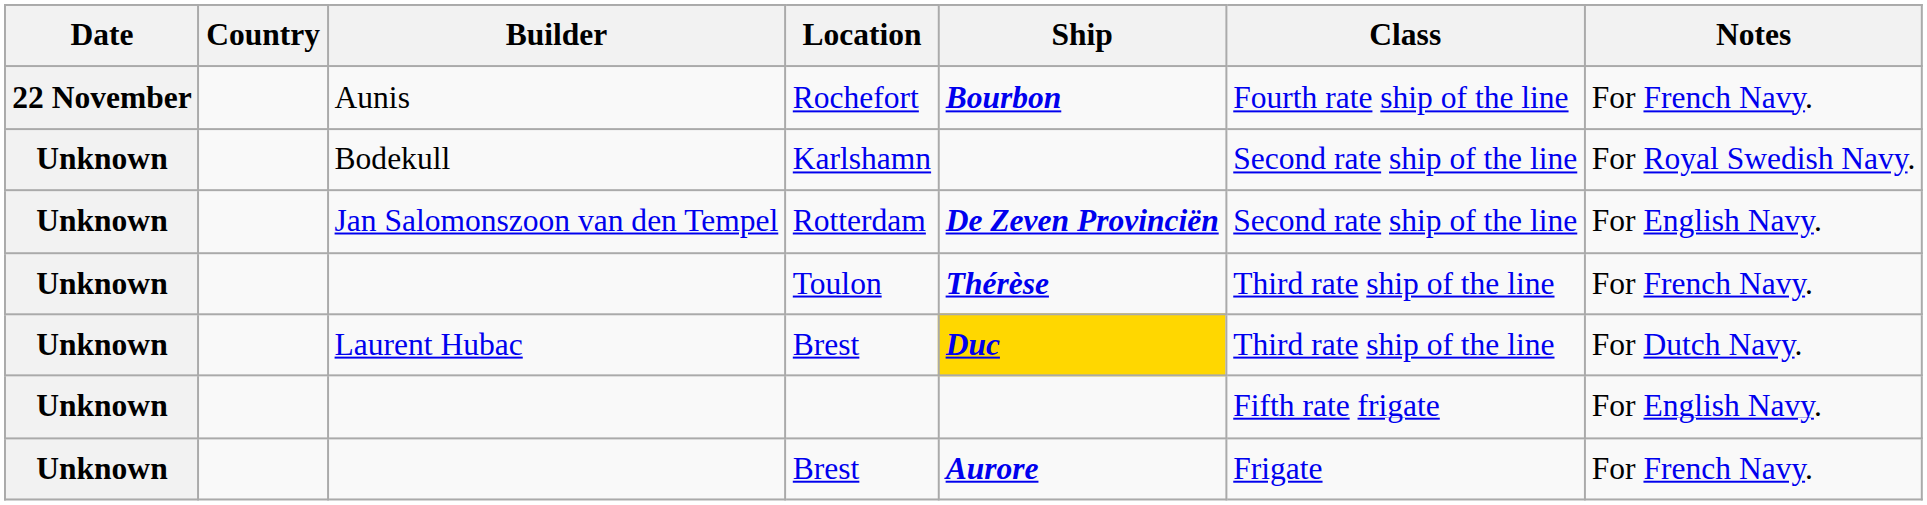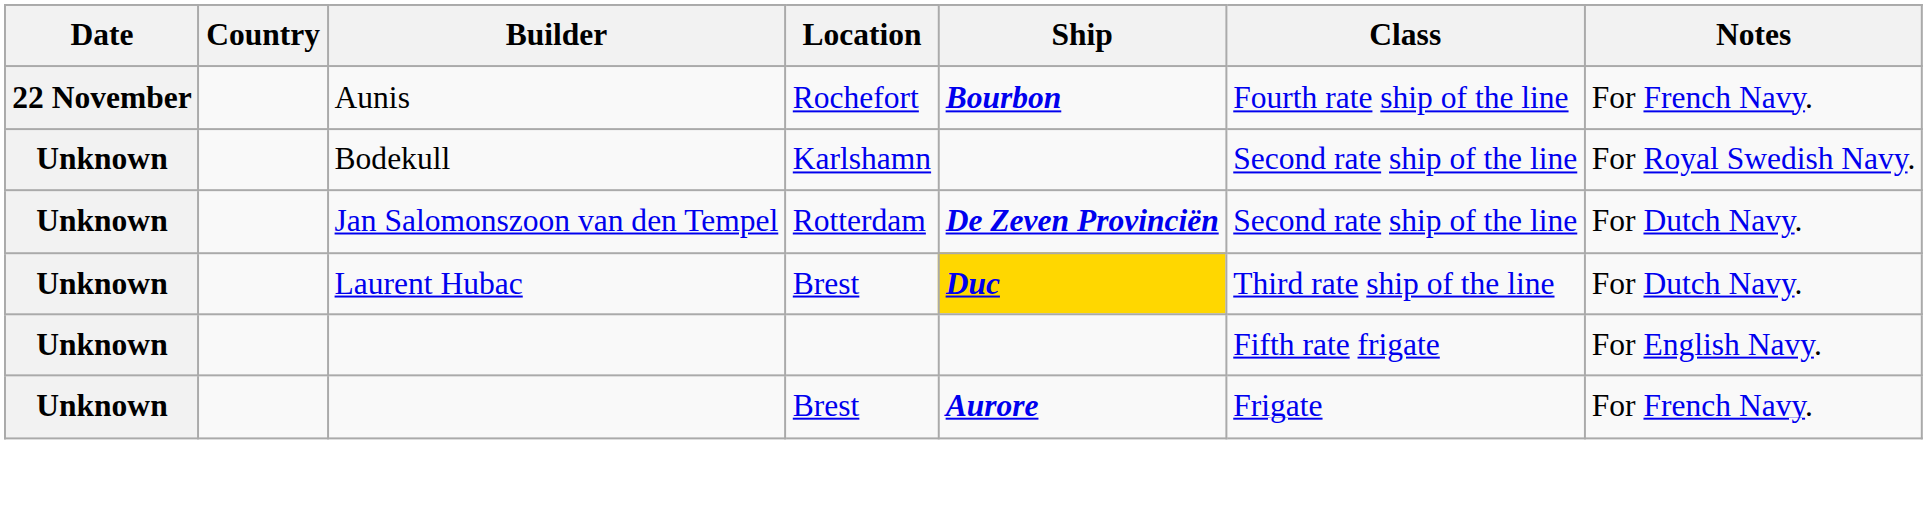(1707, 220) For English Navy. -> (1697, 220) For Dutch Navy.
- row: (556, 283)
